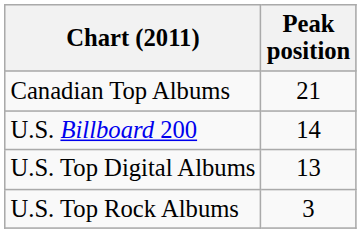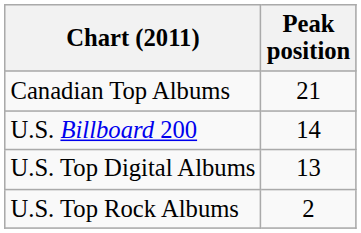(309, 208) 3 -> (309, 208) 2
